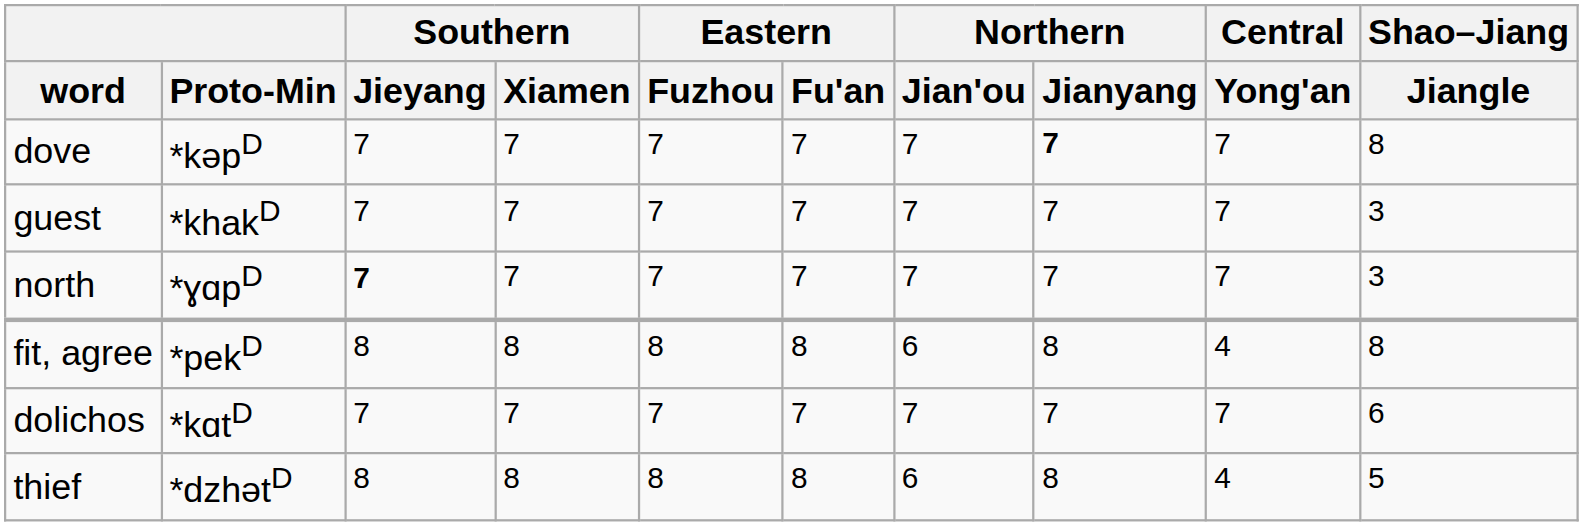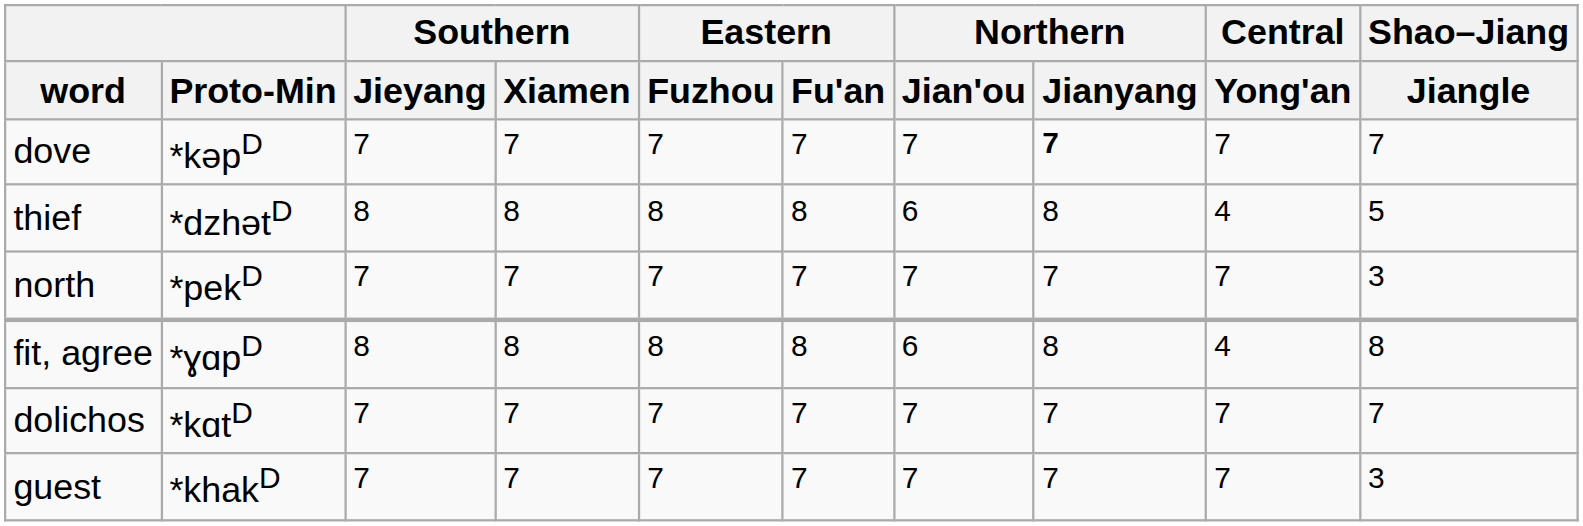(1376, 144) 8 -> (1376, 144) 7
rows swapped: (47, 486) <-> (57, 217)
(216, 284) *ɣɑpD -> (216, 284) *pekD
(361, 284) bold -> (361, 277) normal
(216, 353) *pekD -> (216, 353) *ɣɑpD
(1376, 412) 6 -> (1376, 412) 7
